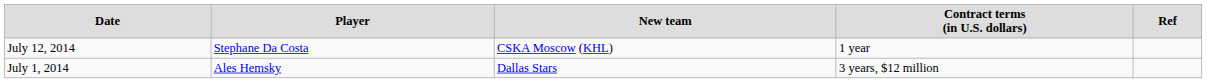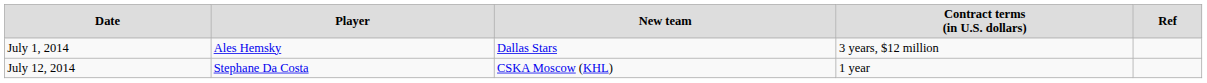rows swapped: (38, 68) <-> (41, 48)
